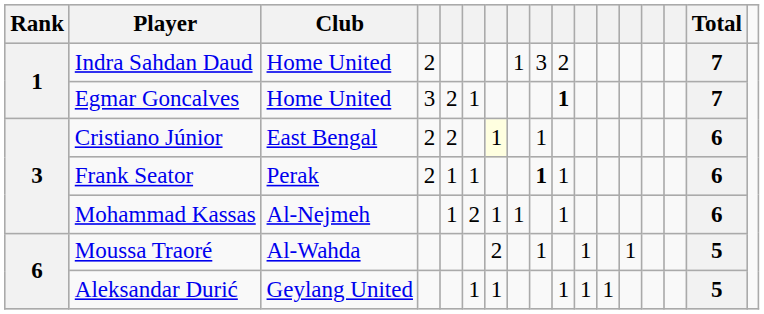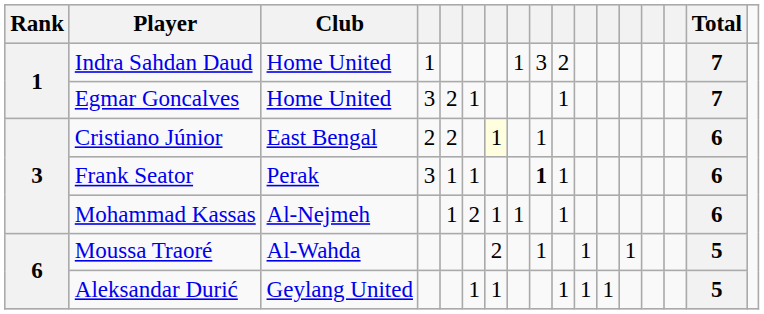(430, 61) 2 -> (430, 61) 1
(563, 99) bold -> (563, 99) normal
(430, 175) 2 -> (430, 175) 3
